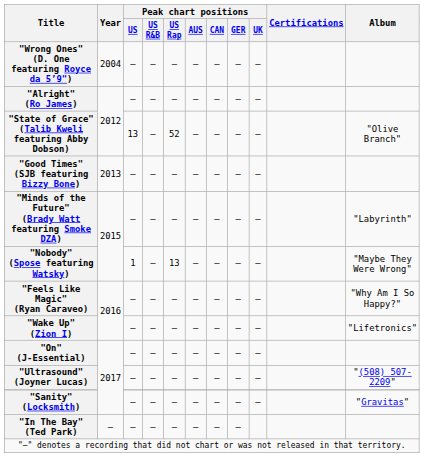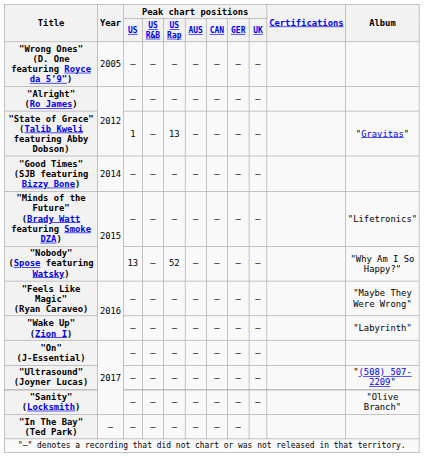(111, 64) 2004 -> (111, 64) 2005
(133, 134) 13 -> (133, 134) 1
(174, 134) 52 -> (174, 134) 13
(382, 134) "Olive Branch" -> (382, 134) "Gravitas"
(111, 174) 2013 -> (111, 174) 2014
(382, 219) "Labyrinth" -> (382, 219) "Lifetronics"
(133, 264) 1 -> (133, 264) 13
(174, 264) 13 -> (174, 264) 52
(382, 264) "Maybe They Were Wrong" -> (382, 264) "Why Am I So Happy?"
(382, 298) "Why Am I So Happy?" -> (382, 298) "Maybe They Were Wrong"
(382, 328) "Lifetronics" -> (382, 328) "Labyrinth"
(382, 402) "Gravitas" -> (382, 402) "Olive Branch"
